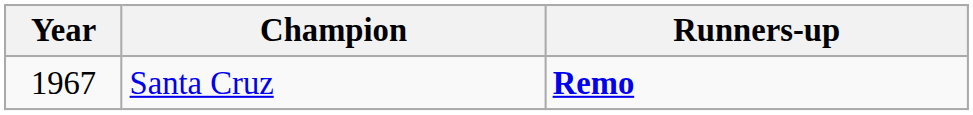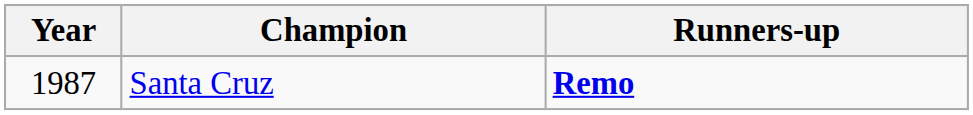(64, 82) 1967 -> (64, 82) 1987
